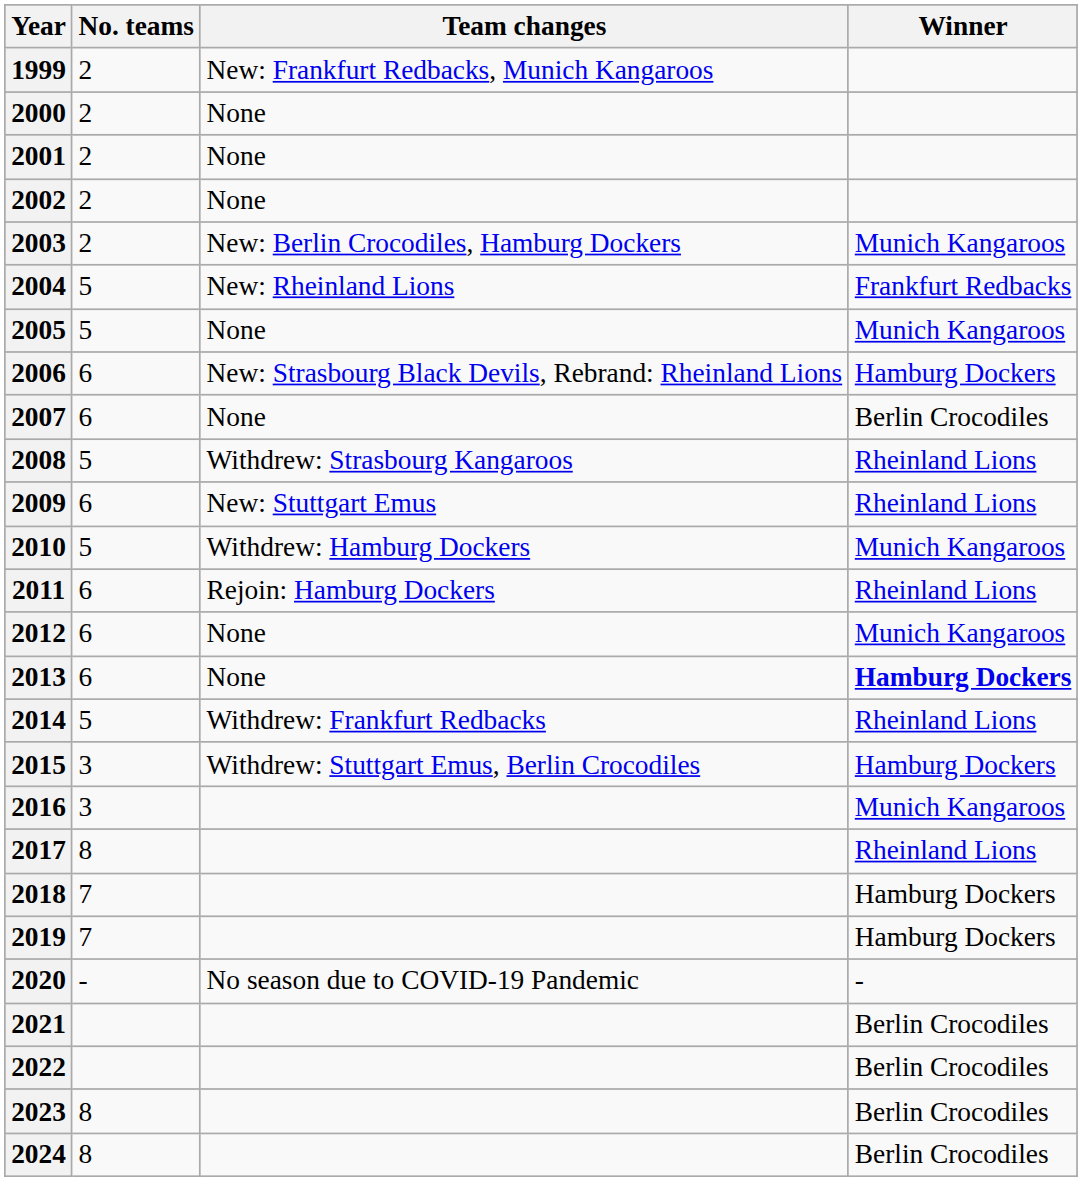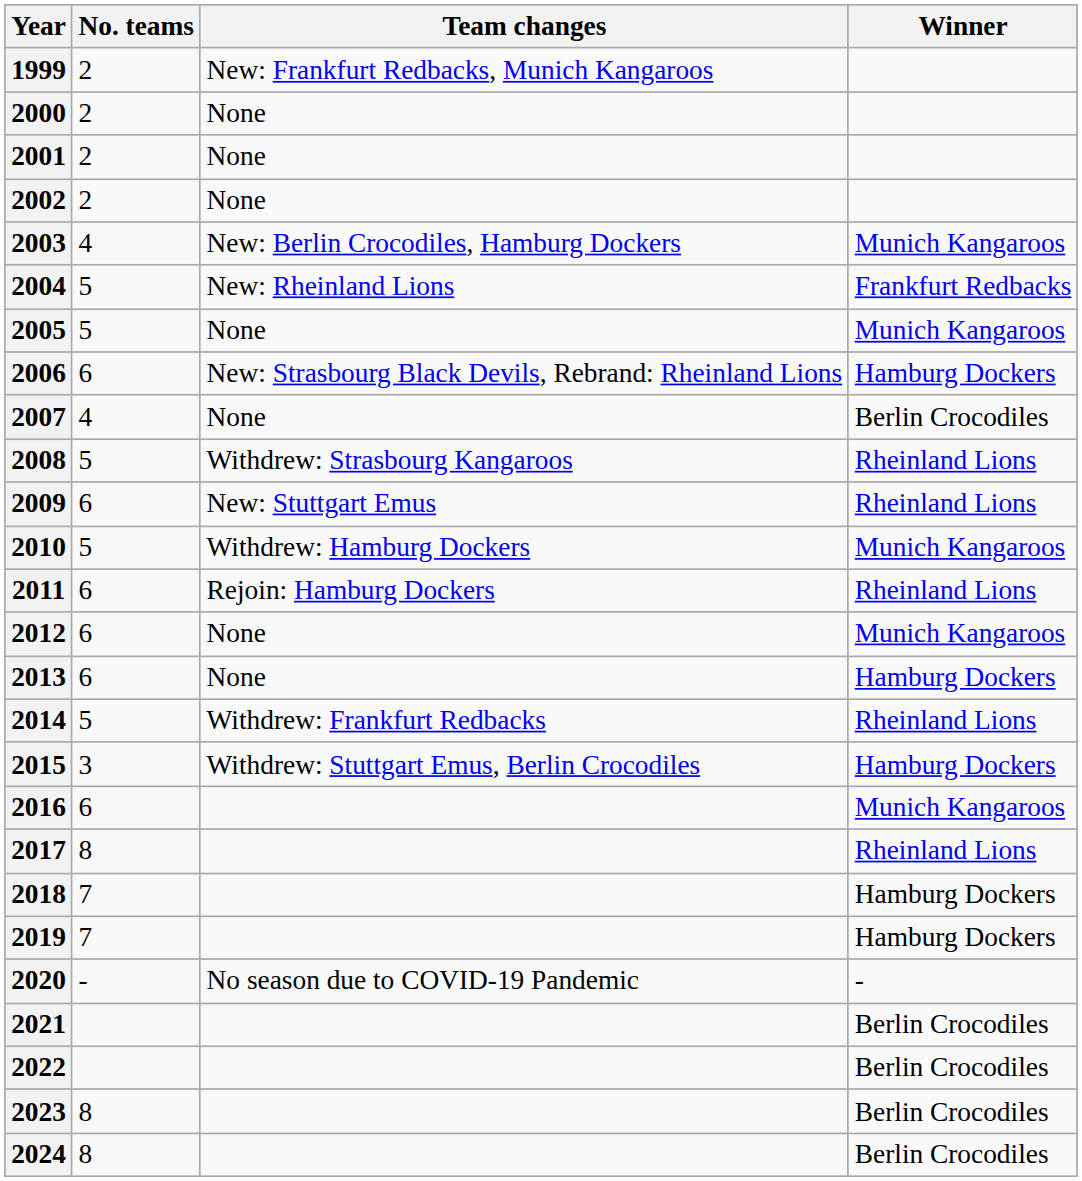(85, 243) 2 -> (85, 243) 4
(85, 416) 6 -> (85, 416) 4
(963, 677) bold -> (955, 677) normal
(85, 807) 3 -> (85, 807) 6
